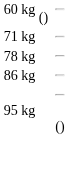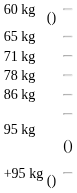+ row: (19, 36)
+ row: (23, 173)
